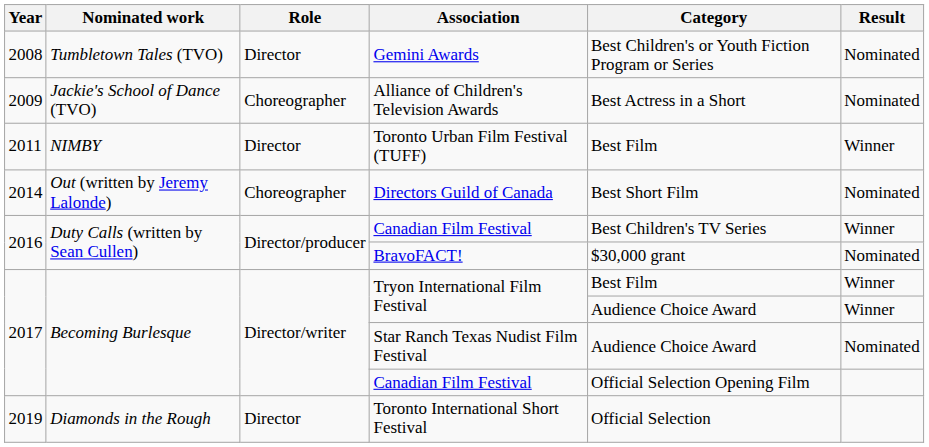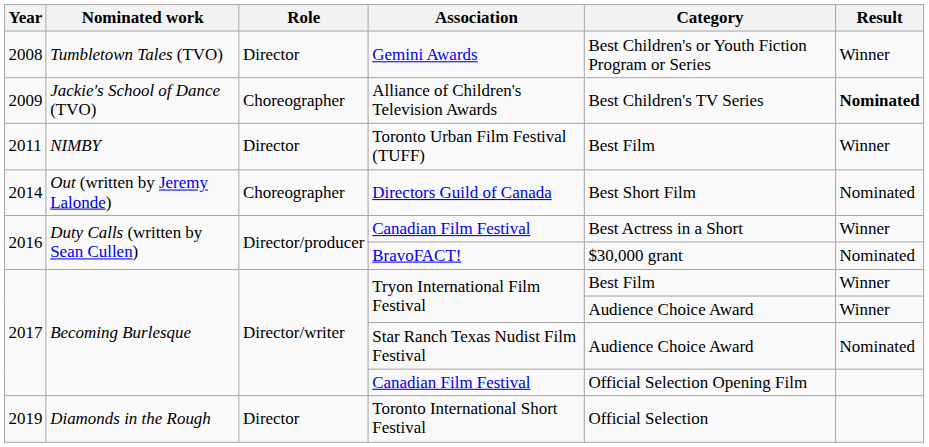(882, 54) Nominated -> (865, 54) Winner
(668, 100) Best Actress in a Short -> (676, 100) Best Children's TV Series
(882, 100) normal -> (880, 100) bold
(679, 228) Best Children's TV Series -> (666, 228) Best Actress in a Short
